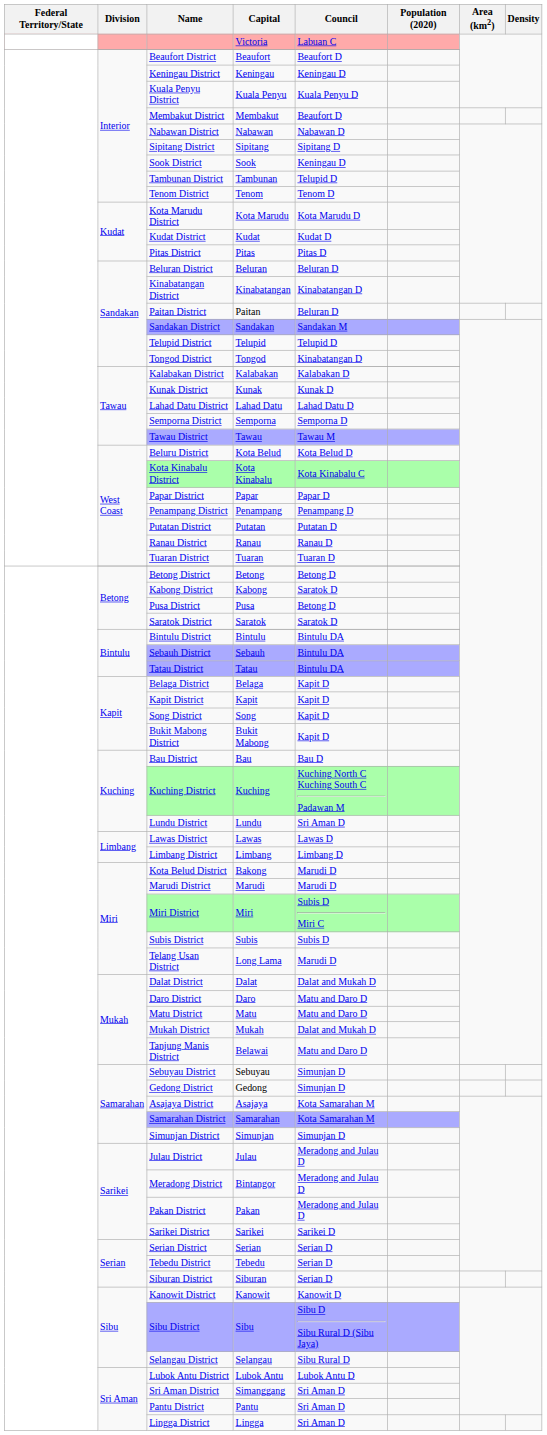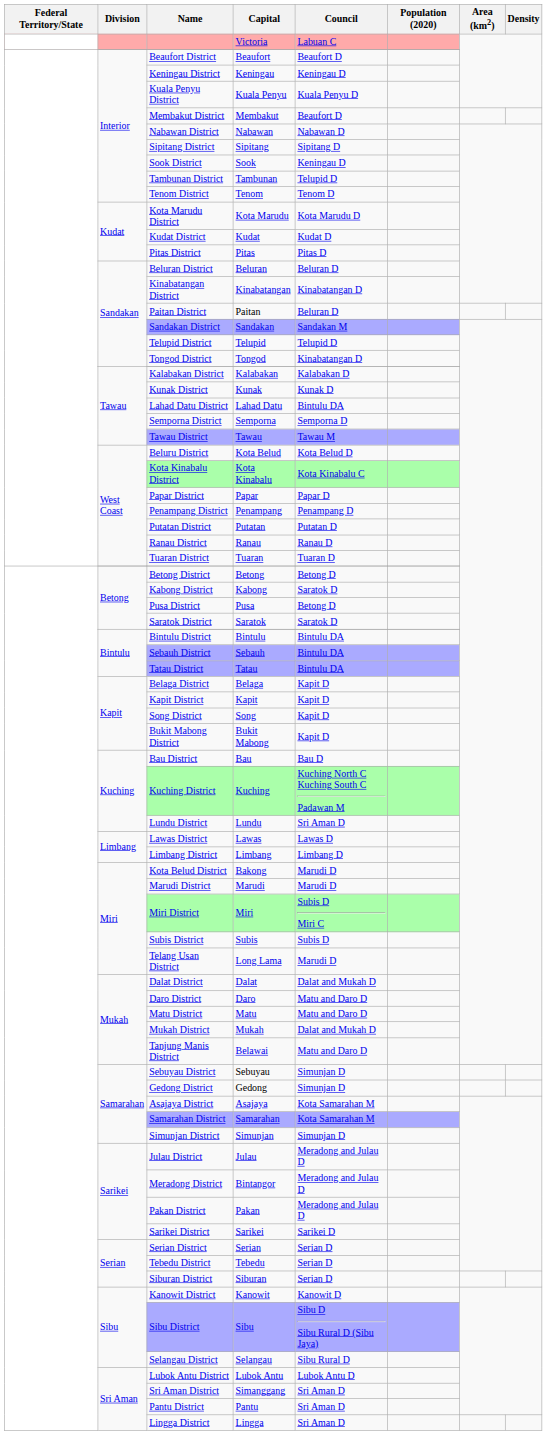(326, 405) Lahad Datu D -> (321, 405) Bintulu DA
